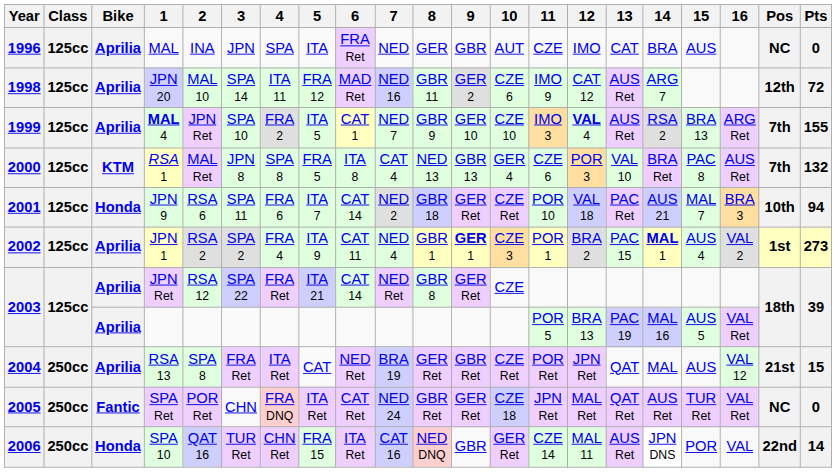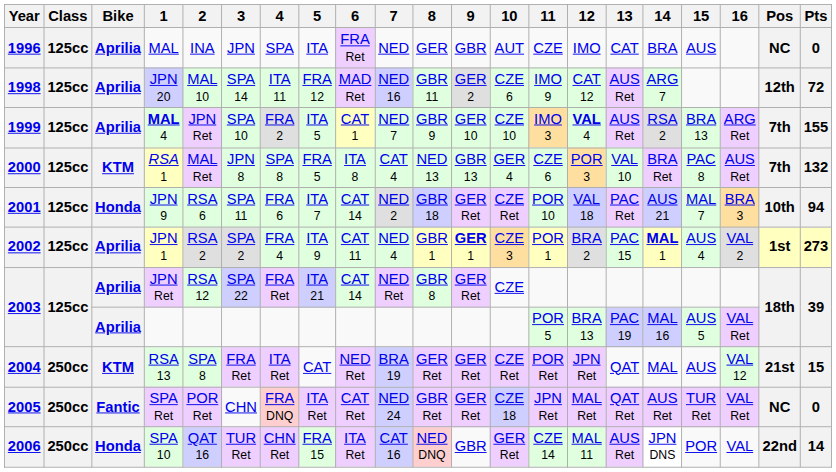(118, 367) Aprilia -> (118, 367) KTM
(471, 367) GBR Ret -> (471, 367) GER Ret
